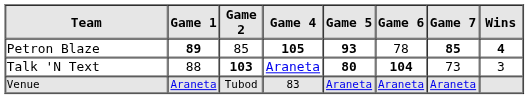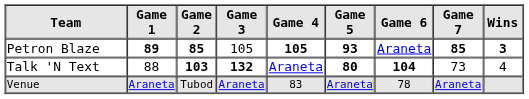+ column: (242, 22)
(241, 48) normal -> (197, 48) bold
(401, 48) 78 -> (404, 48) Araneta
(501, 48) 4 -> (503, 48) 3
(501, 67) 3 -> (503, 67) 4
(401, 85) Araneta -> (404, 85) 78
